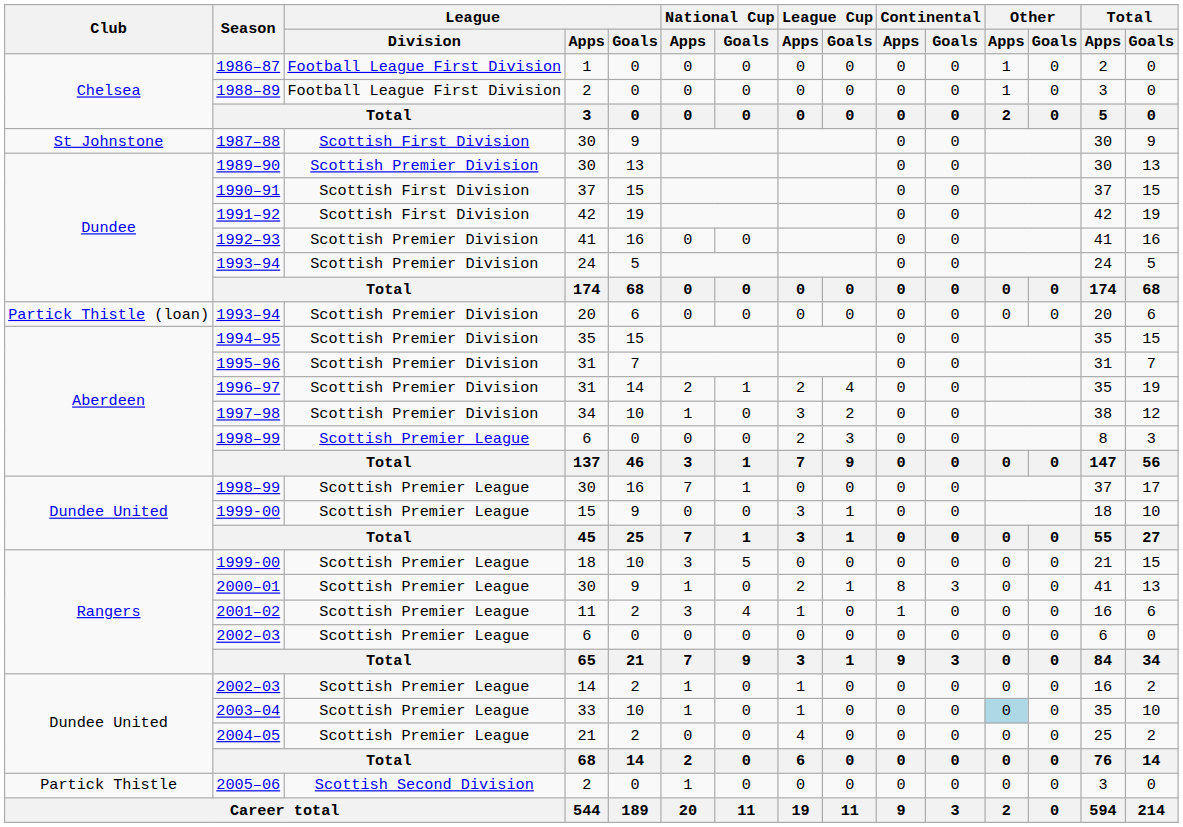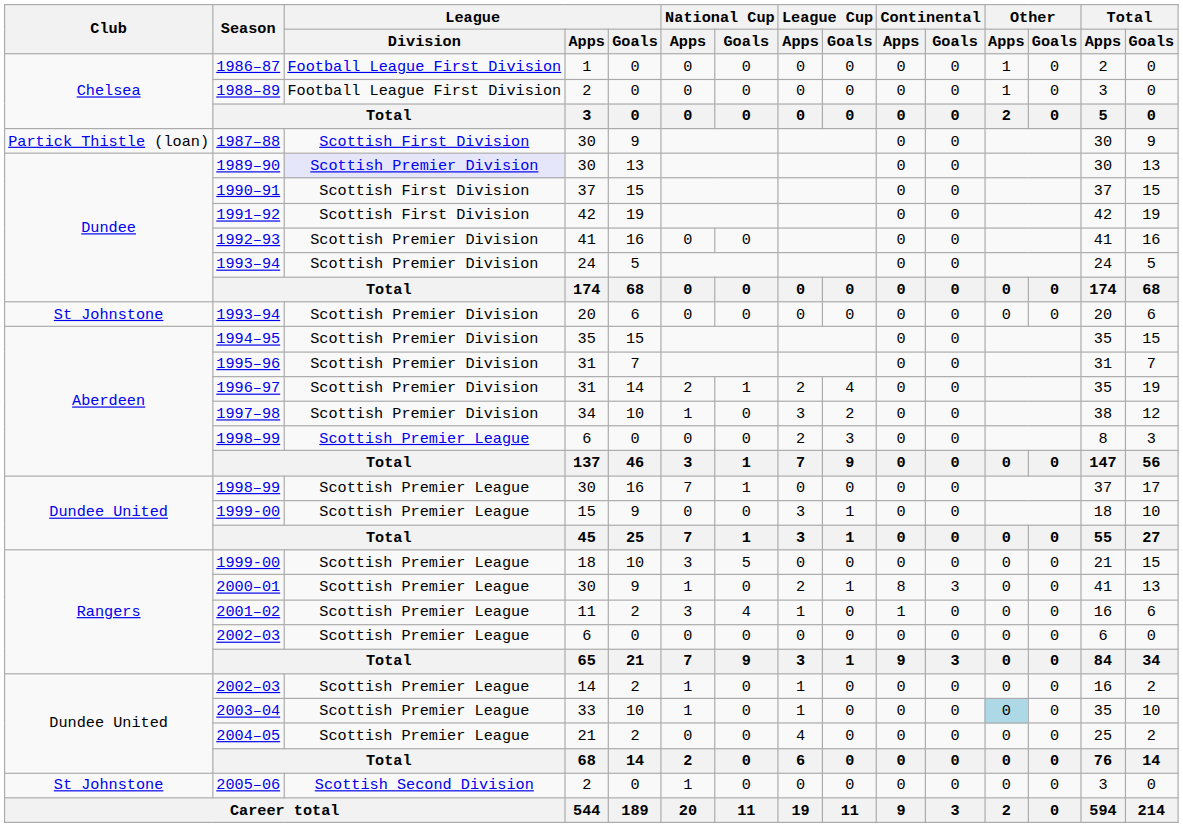(109, 141) St Johnstone -> (109, 141) Partick Thistle (loan)
(424, 166) no background -> (424, 166) lavender background
(109, 314) Partick Thistle (loan) -> (109, 314) St Johnstone
(109, 785) Partick Thistle -> (109, 785) St Johnstone
